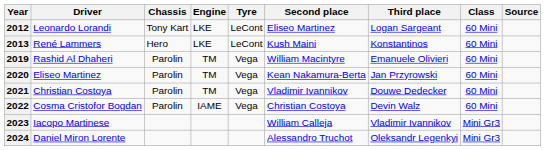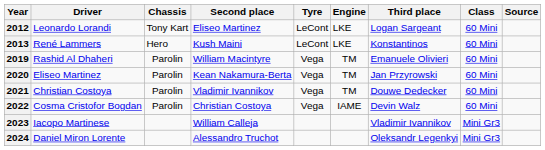columns swapped: (209, 12) <-> (316, 12)
